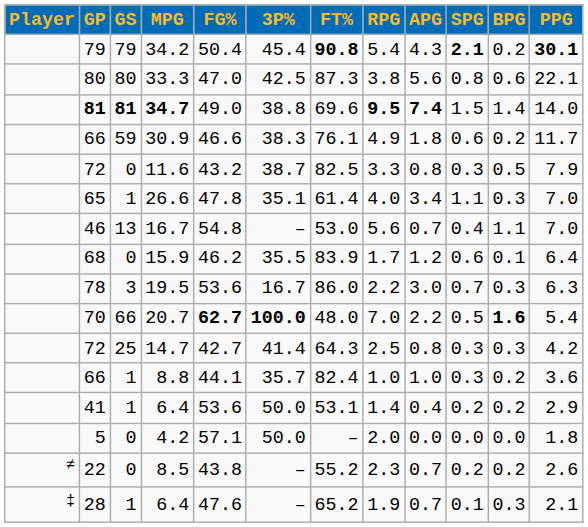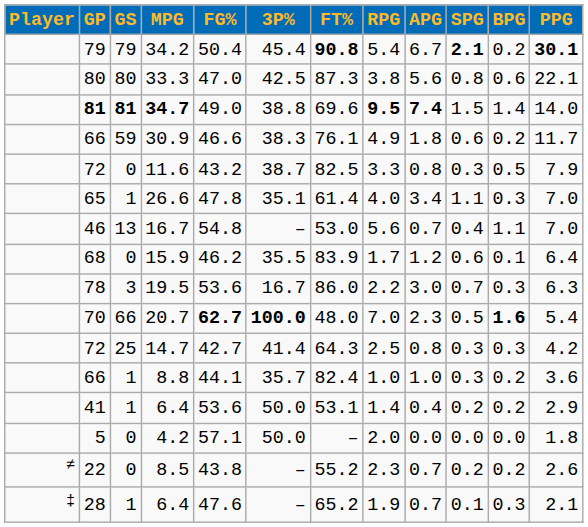(425, 50) 4.3 -> (425, 50) 6.7
(425, 318) 2.2 -> (425, 318) 2.3
